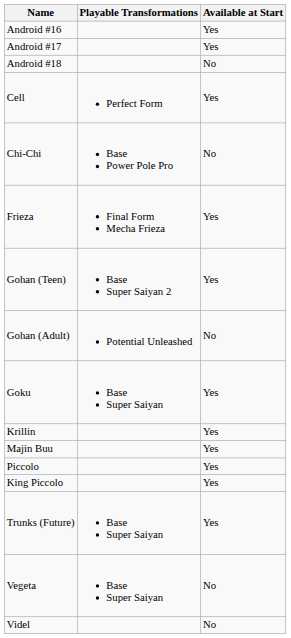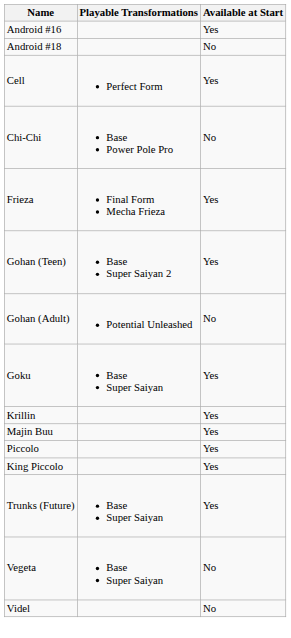- row: (34, 47)
